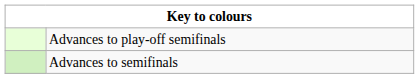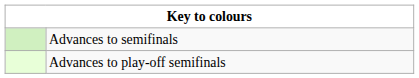rows swapped: (113, 62) <-> (137, 39)
